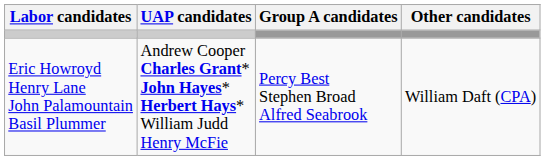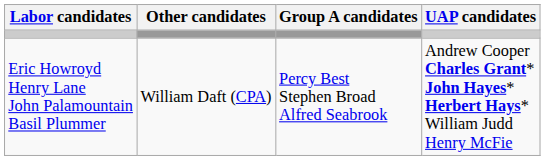columns swapped: (196, 17) <-> (471, 17)
